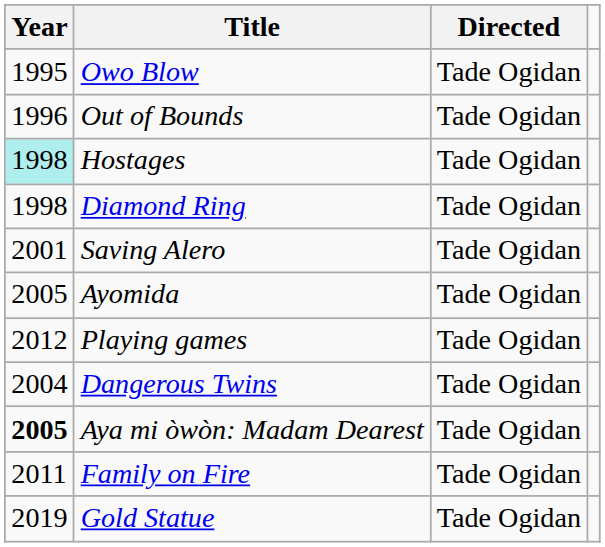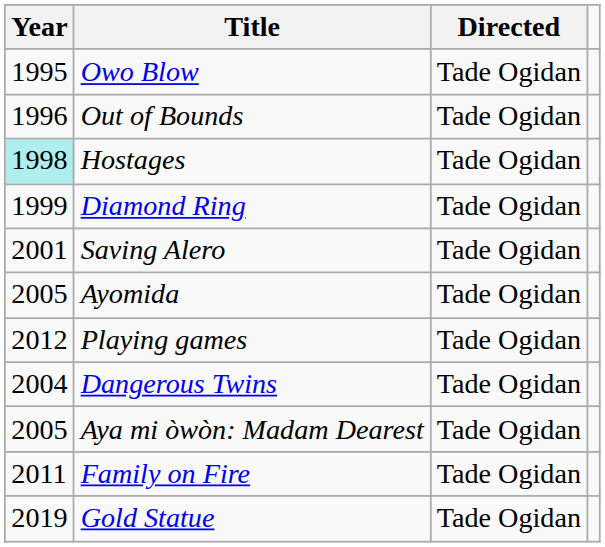(40, 205) 1998 -> (40, 205) 1999
(40, 428) bold -> (40, 428) normal
